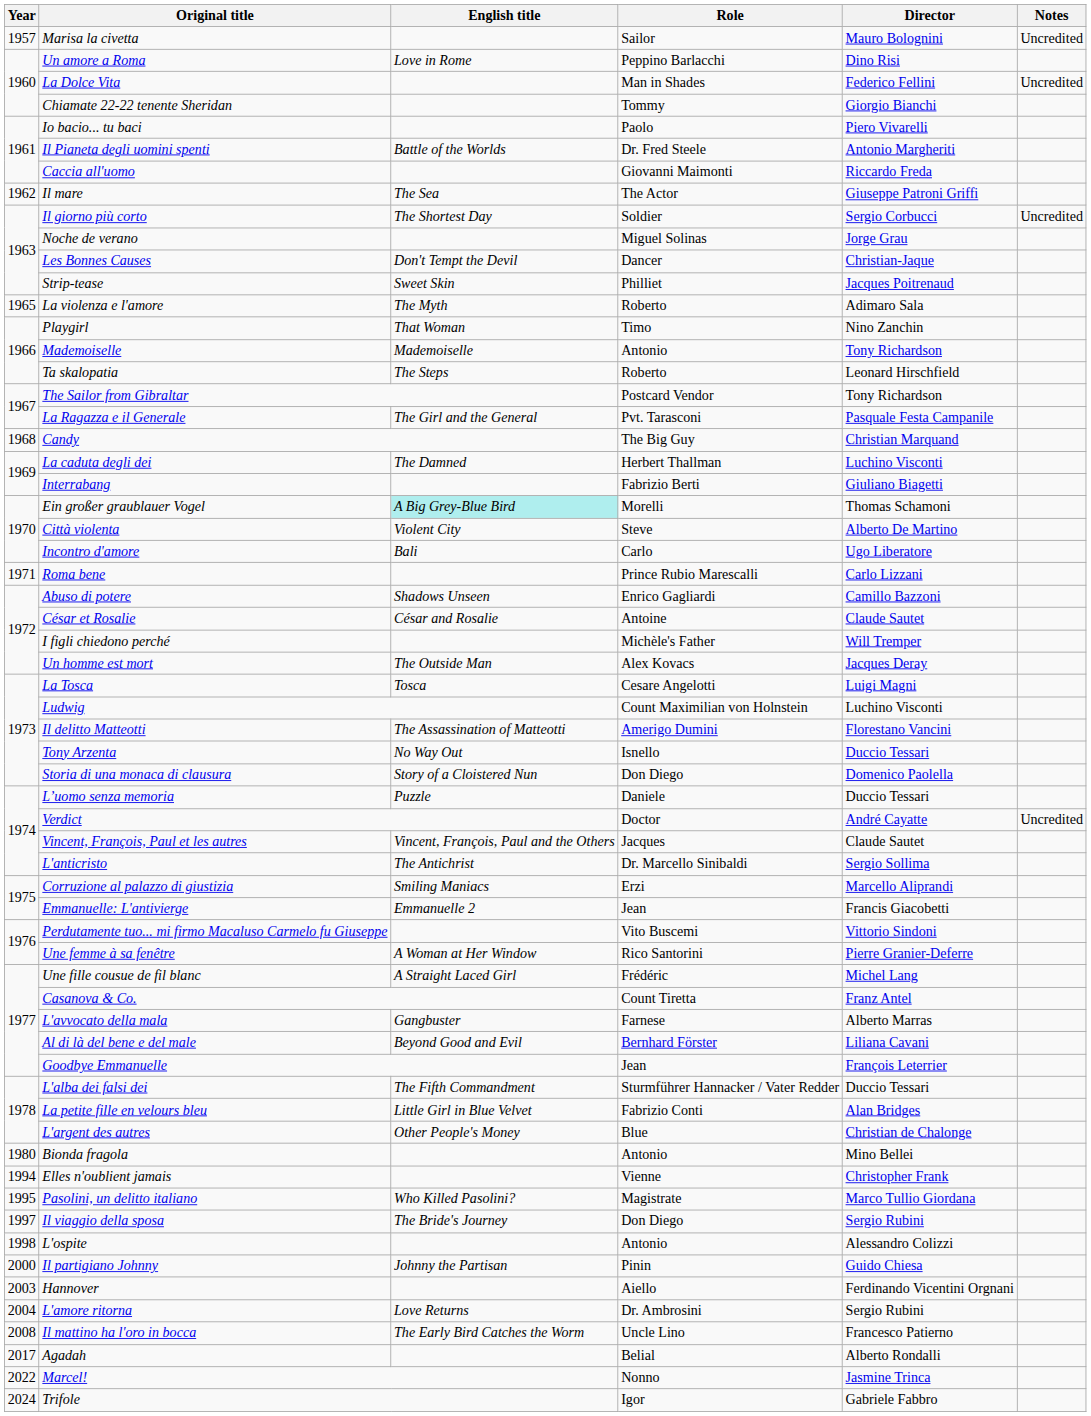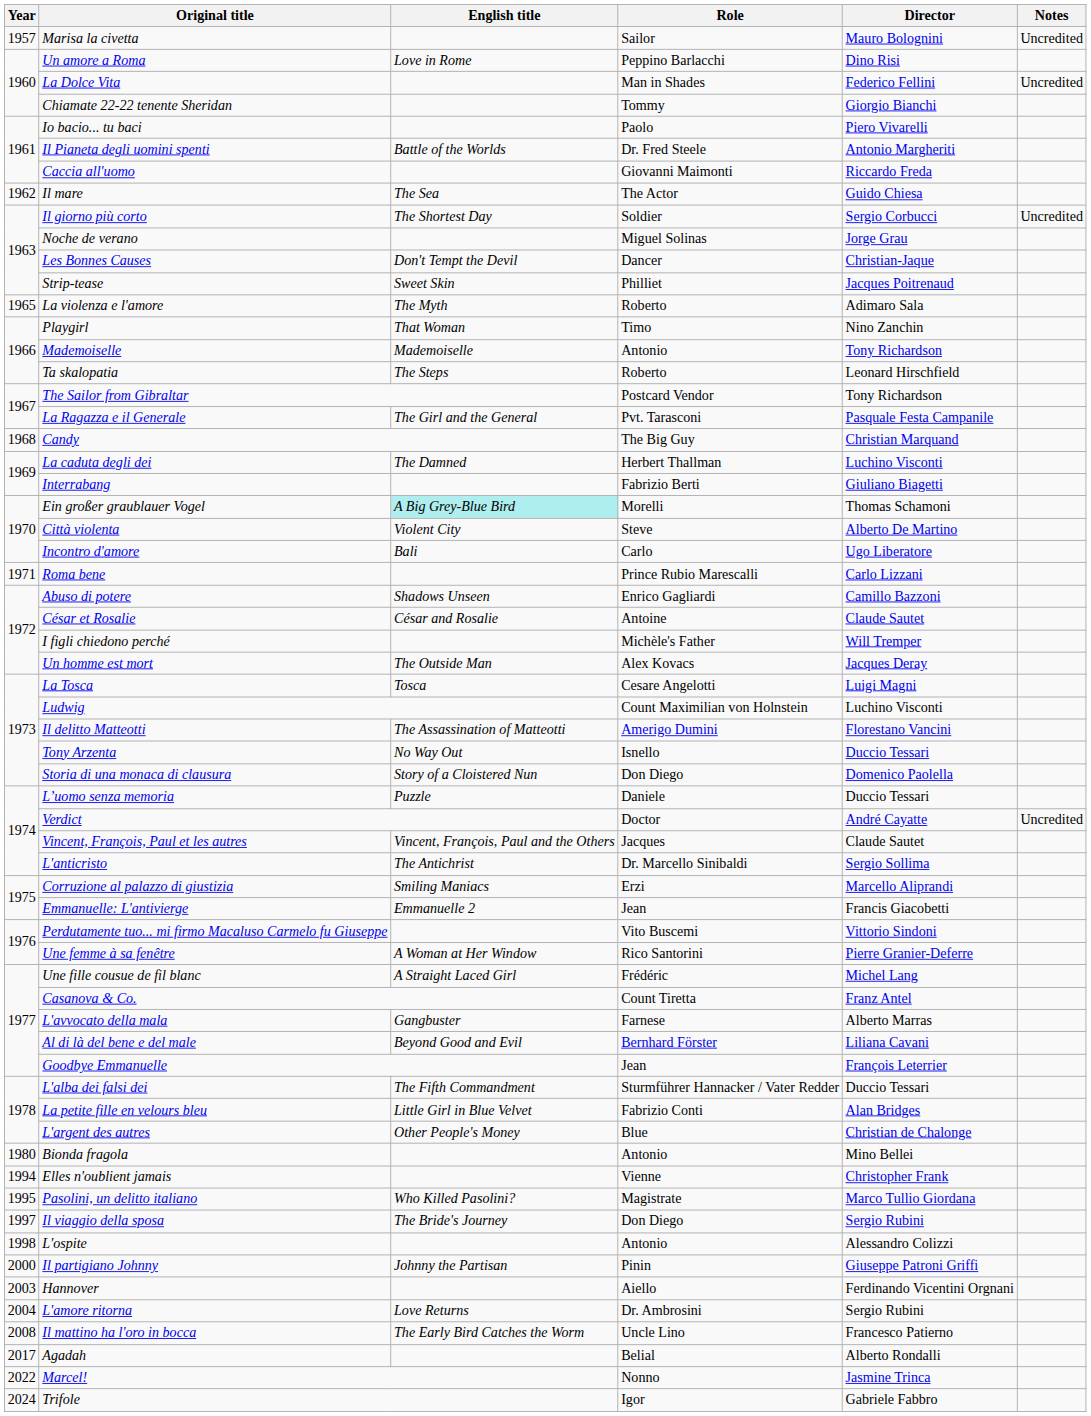(912, 194) Giuseppe Patroni Griffi -> (884, 194) Guido Chiesa
(884, 1266) Guido Chiesa -> (912, 1266) Giuseppe Patroni Griffi
